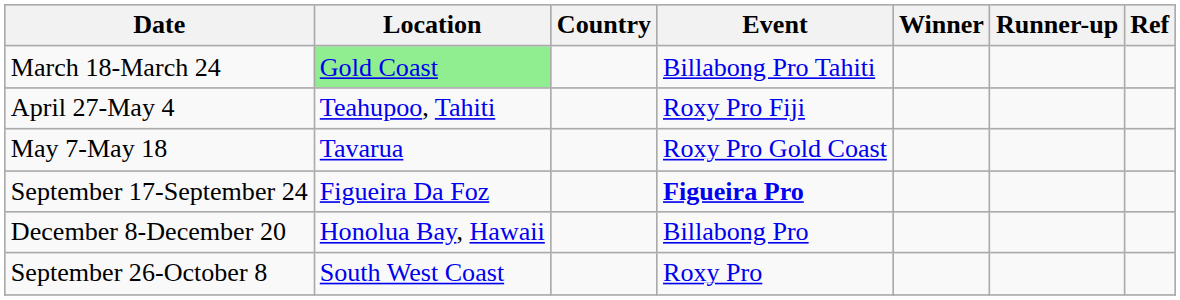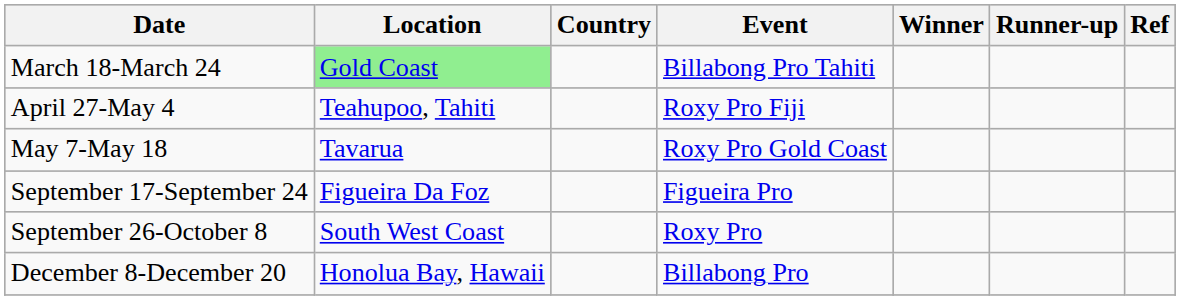(733, 190) bold -> (728, 190) normal
rows swapped: (139, 273) <-> (148, 231)
